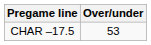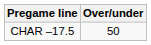(113, 31) 53 -> (113, 31) 50
